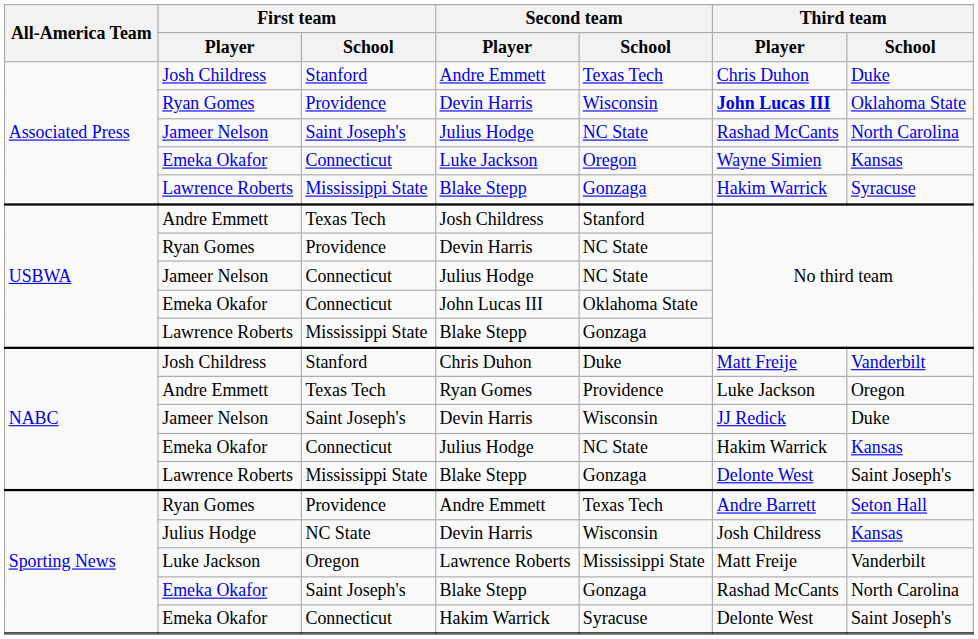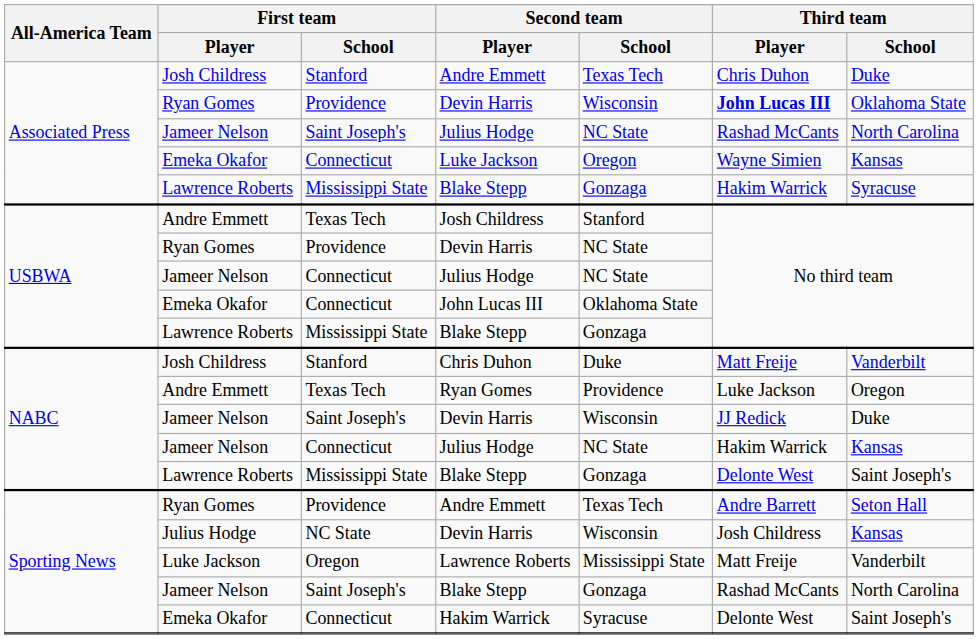(215, 447) Emeka Okafor -> (215, 447) Jameer Nelson
(215, 590) Emeka Okafor -> (215, 590) Jameer Nelson
